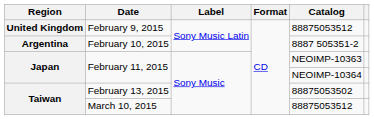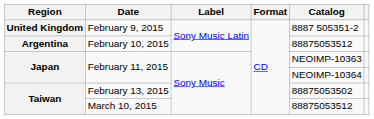(322, 28) 88875053512 -> (325, 28) 8887 505351-2
(325, 43) 8887 505351-2 -> (322, 43) 88875053512
